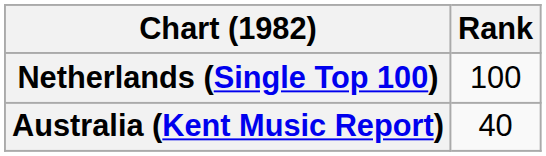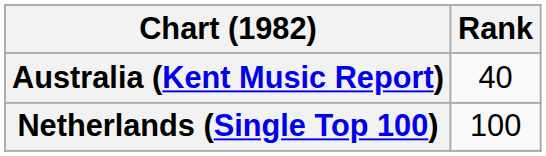rows swapped: (228, 126) <-> (228, 77)
